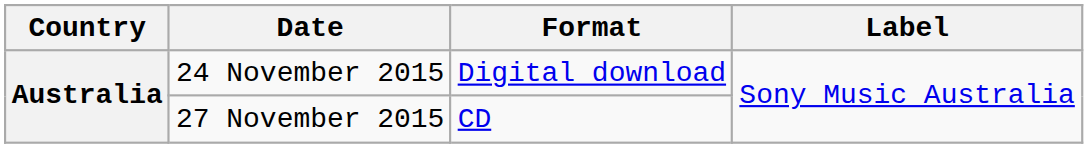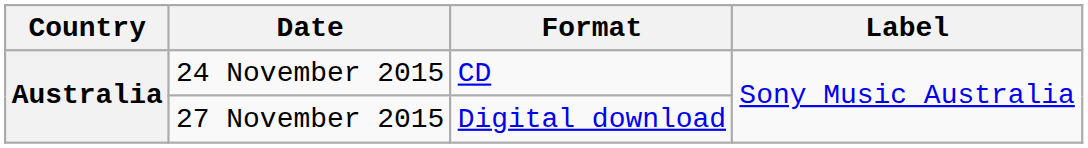(592, 73) Digital download -> (474, 73) CD
(474, 119) CD -> (592, 119) Digital download
